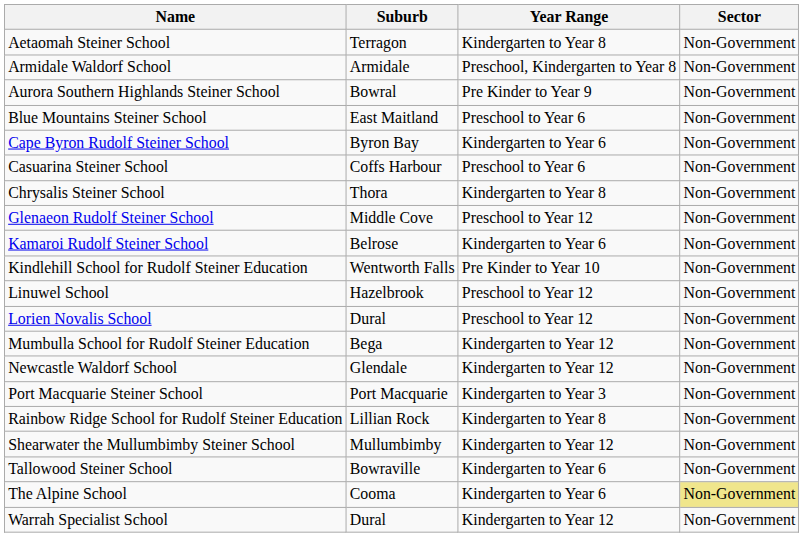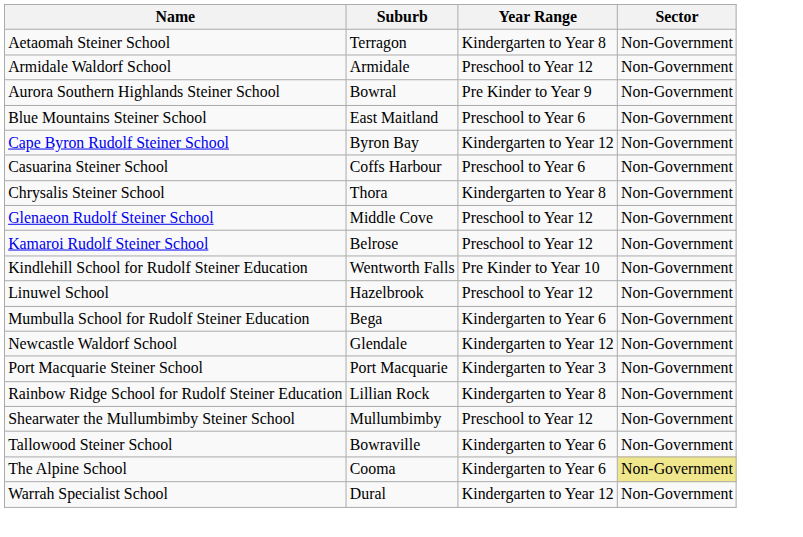(569, 67) Preschool, Kindergarten to Year 8 -> (527, 67) Preschool to Year 12
(534, 142) Kindergarten to Year 6 -> (538, 142) Kindergarten to Year 12
(534, 243) Kindergarten to Year 6 -> (527, 243) Preschool to Year 12
- row: (80, 318)
(538, 343) Kindergarten to Year 12 -> (534, 318) Kindergarten to Year 6
(538, 444) Kindergarten to Year 12 -> (527, 419) Preschool to Year 12
